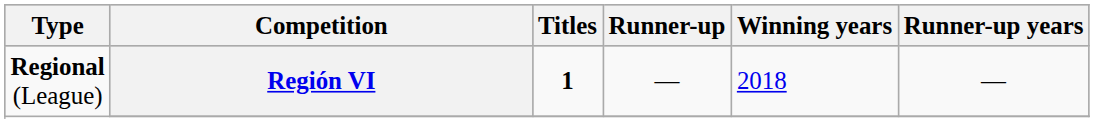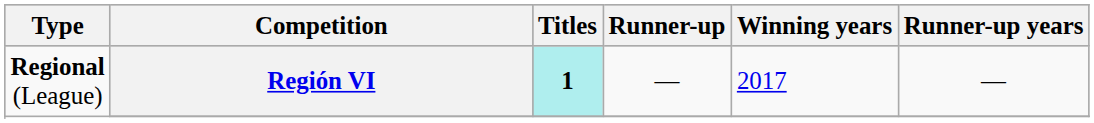(567, 81) no background -> (567, 81) paleturquoise background
(762, 81) 2018 -> (762, 81) 2017
